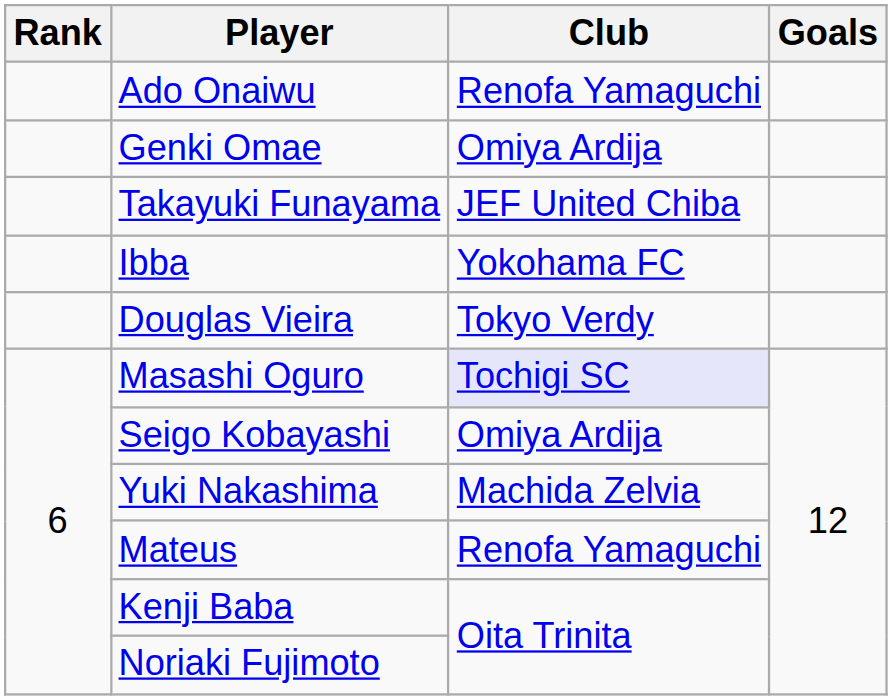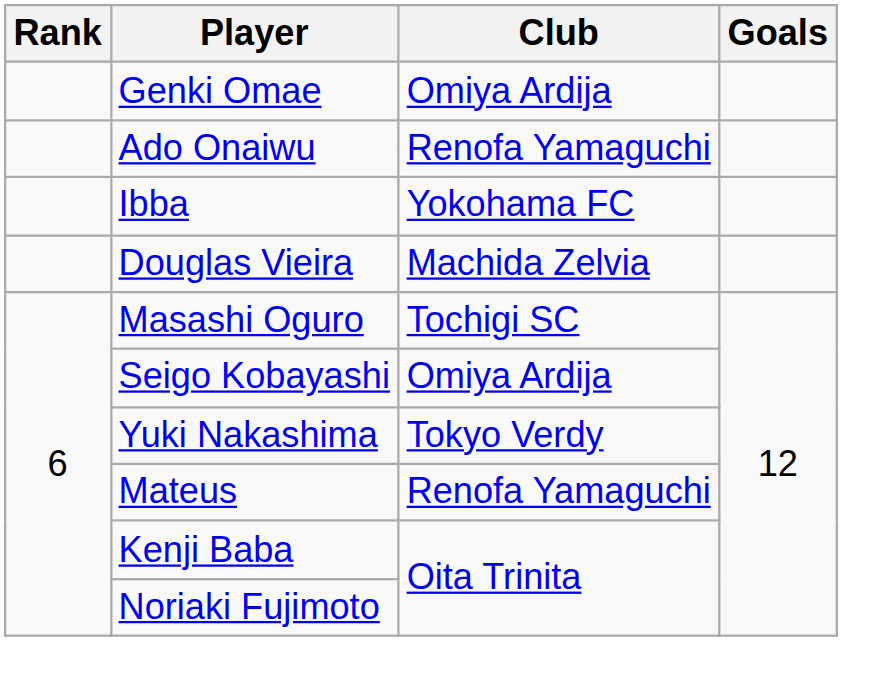rows swapped: (220, 147) <-> (217, 90)
- row: (279, 205)
(555, 319) Tokyo Verdy -> (528, 262) Machida Zelvia
(543, 377) lavender background -> (493, 319) no background
(578, 491) Machida Zelvia -> (505, 434) Tokyo Verdy
